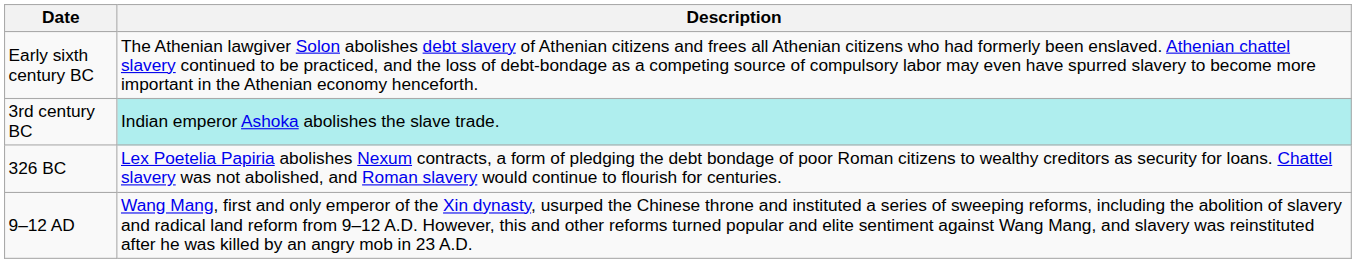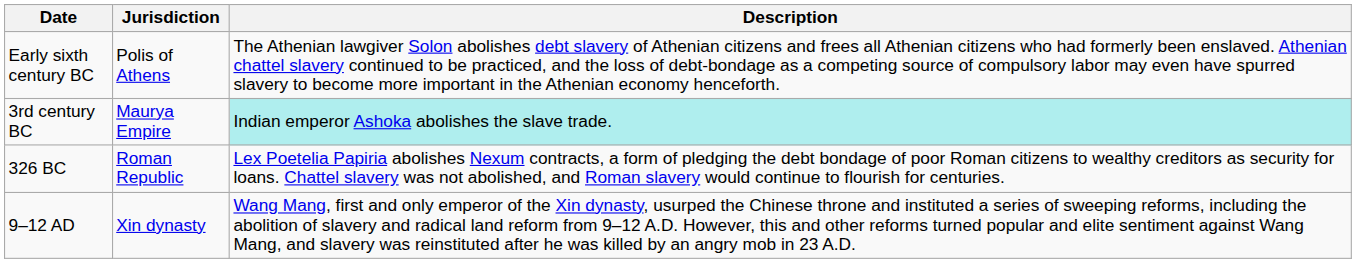+ column: (171, 18)
